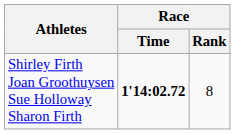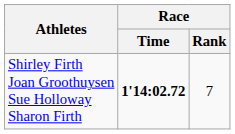(209, 91) 8 -> (209, 91) 7
